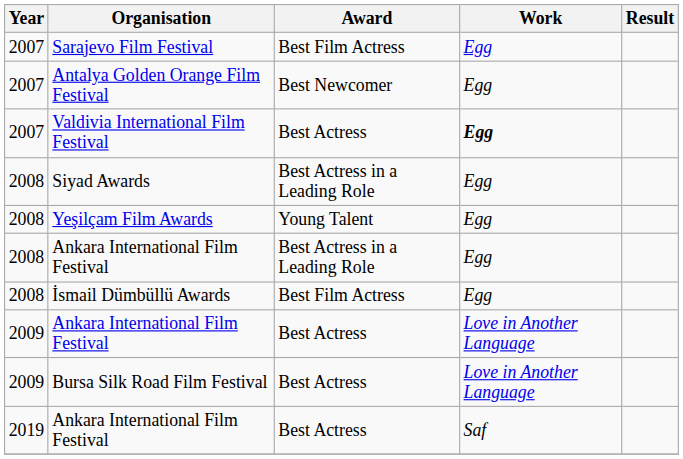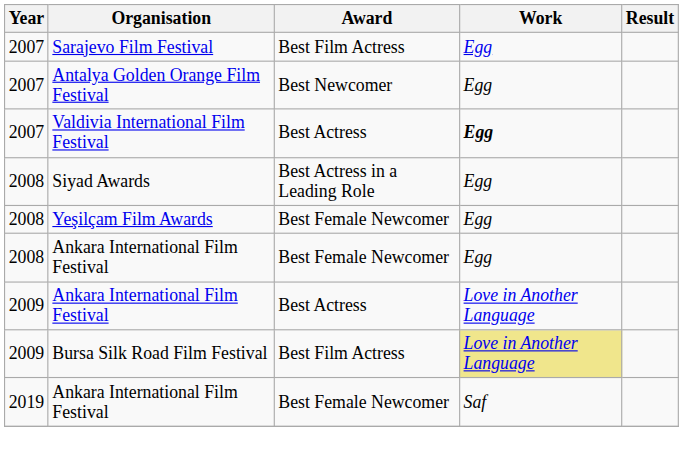(326, 219) Young Talent -> (364, 219) Best Female Newcomer
(338, 257) Best Actress in a Leading Role -> (364, 257) Best Female Newcomer
- row: (26, 295)
(322, 381) Best Actress -> (341, 353) Best Film Actress
(521, 381) no background -> (521, 353) khaki background
(322, 430) Best Actress -> (364, 401) Best Female Newcomer
